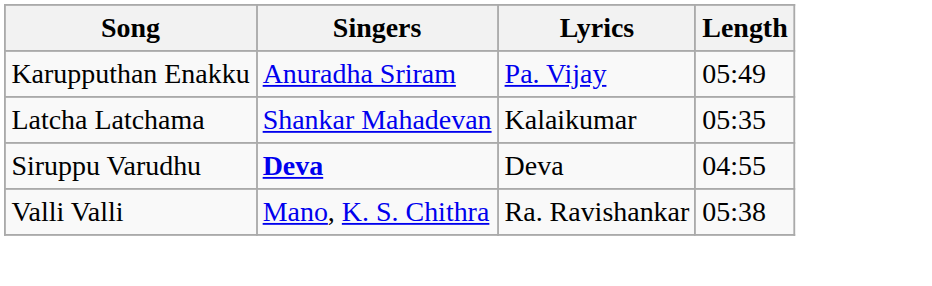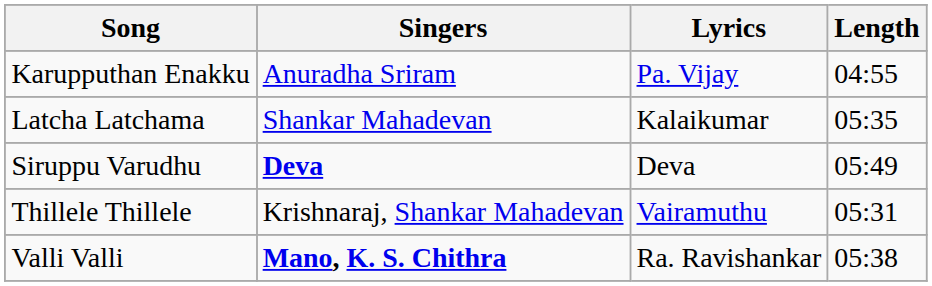(734, 73) 05:49 -> (866, 73) 04:55
(734, 166) 04:55 -> (866, 166) 05:49
+ row: (102, 212)
(376, 212) normal -> (385, 258) bold
